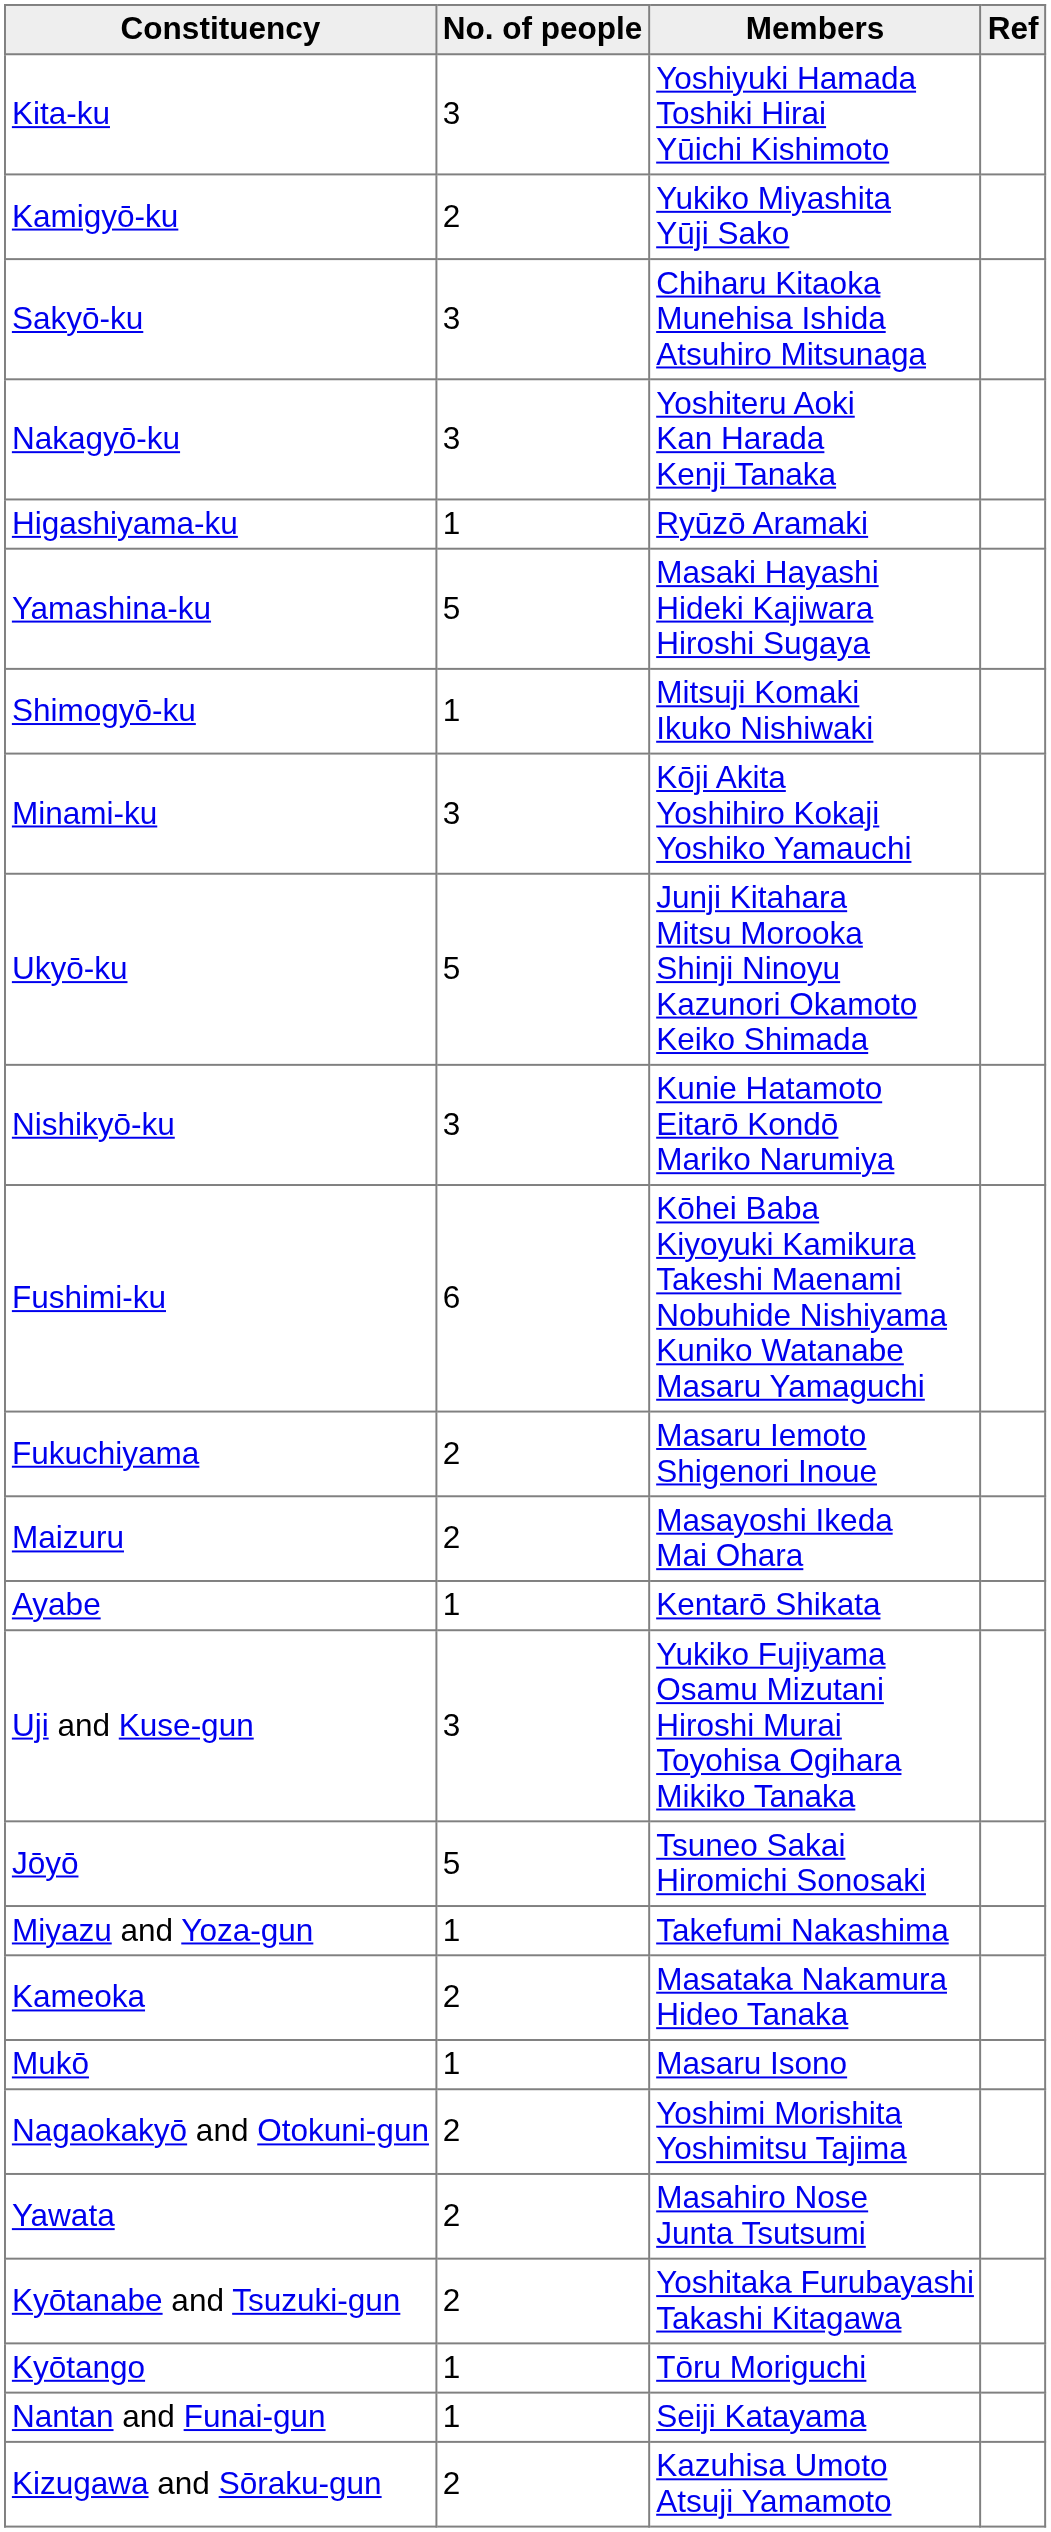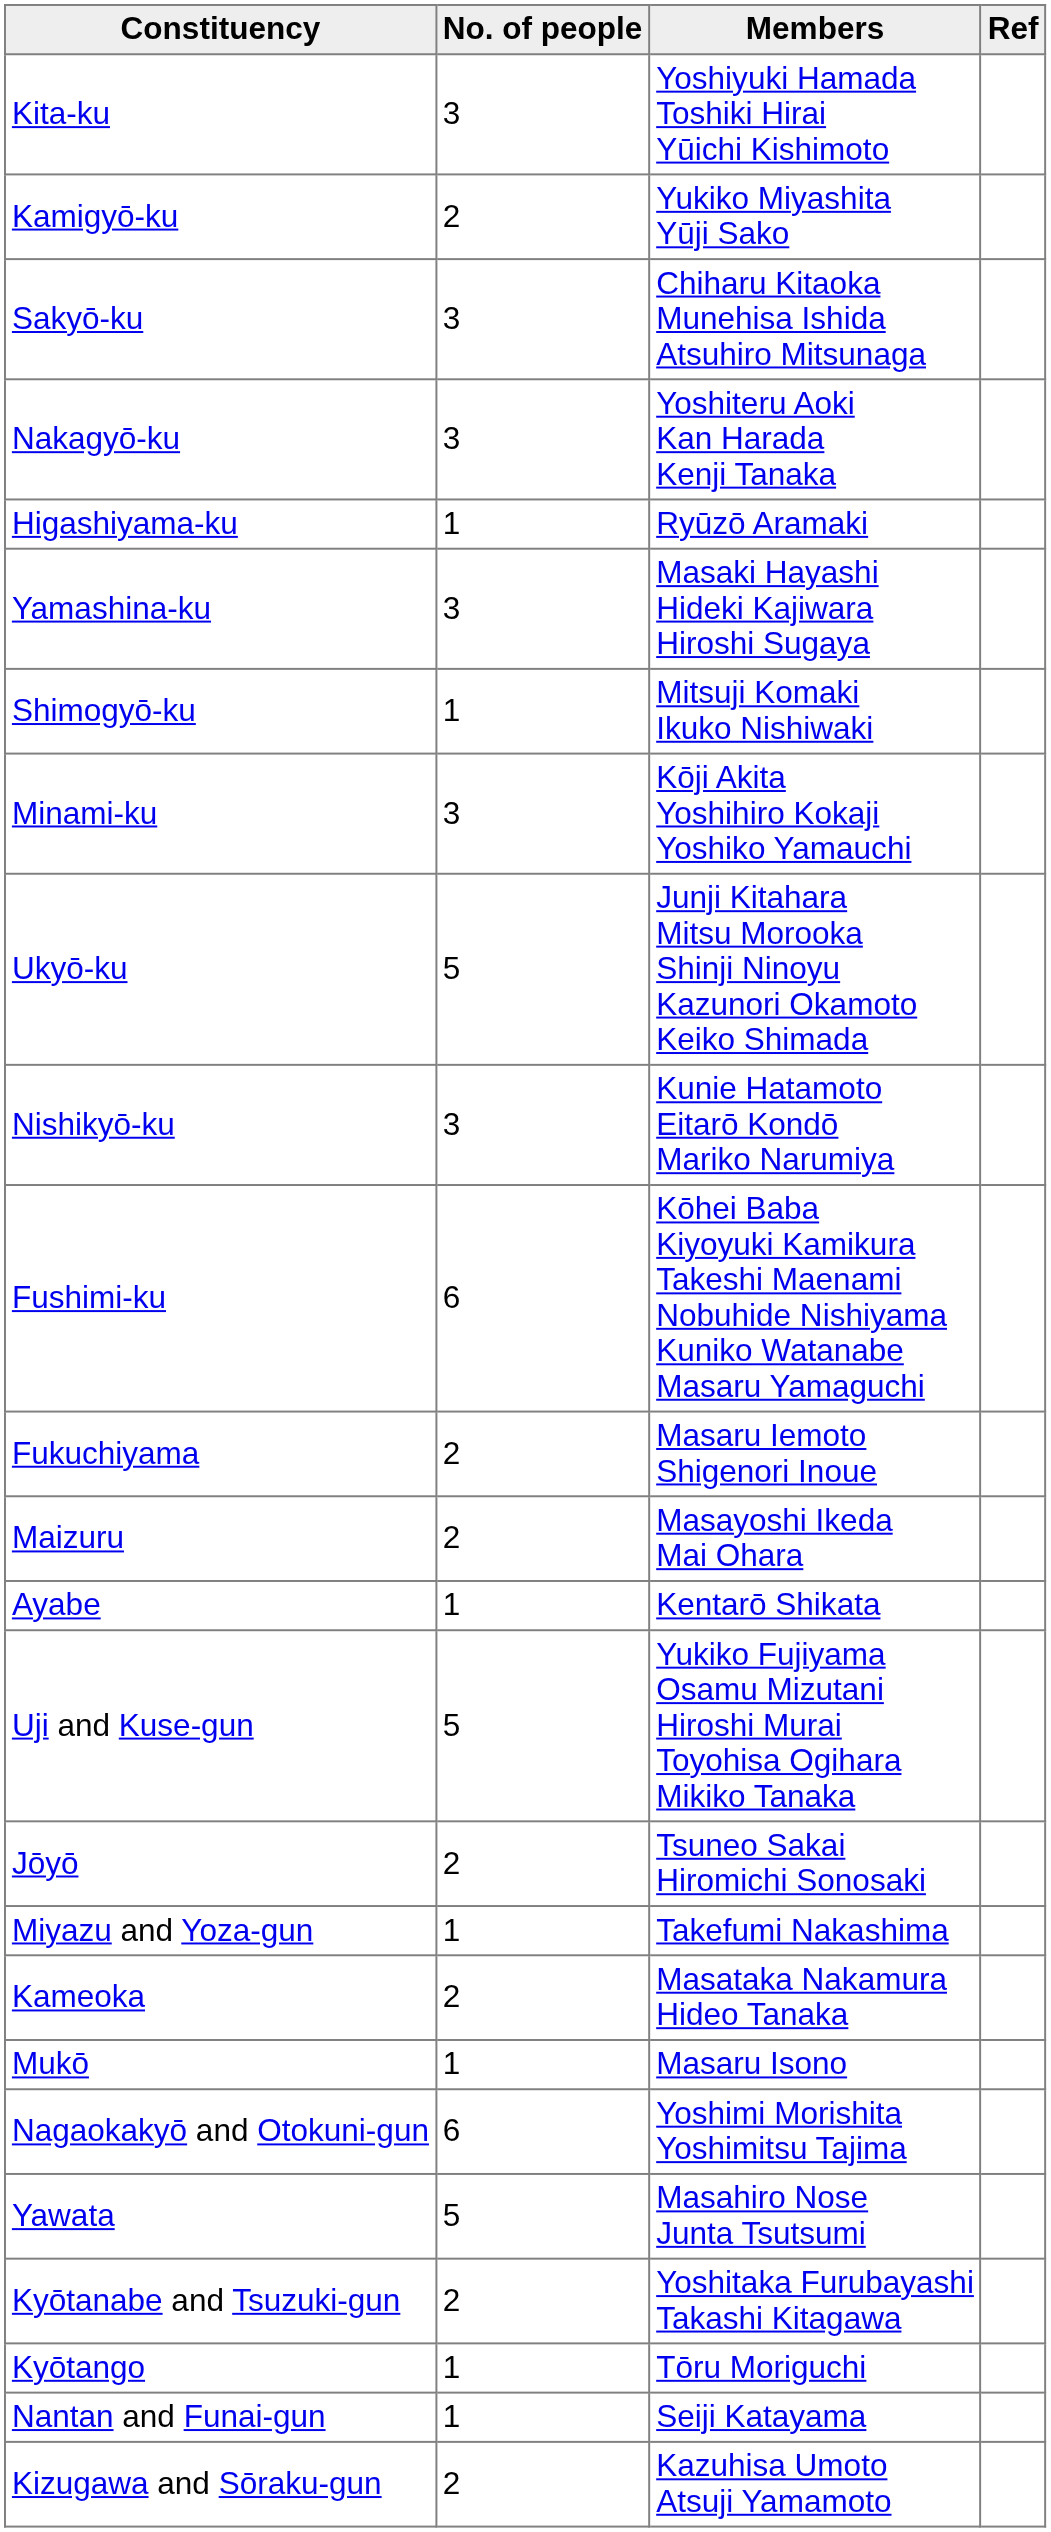(452, 608) 5 -> (452, 608) 3
(452, 1725) 3 -> (452, 1725) 5
(452, 1863) 5 -> (452, 1863) 2
(452, 2131) 2 -> (452, 2131) 6
(452, 2215) 2 -> (452, 2215) 5
